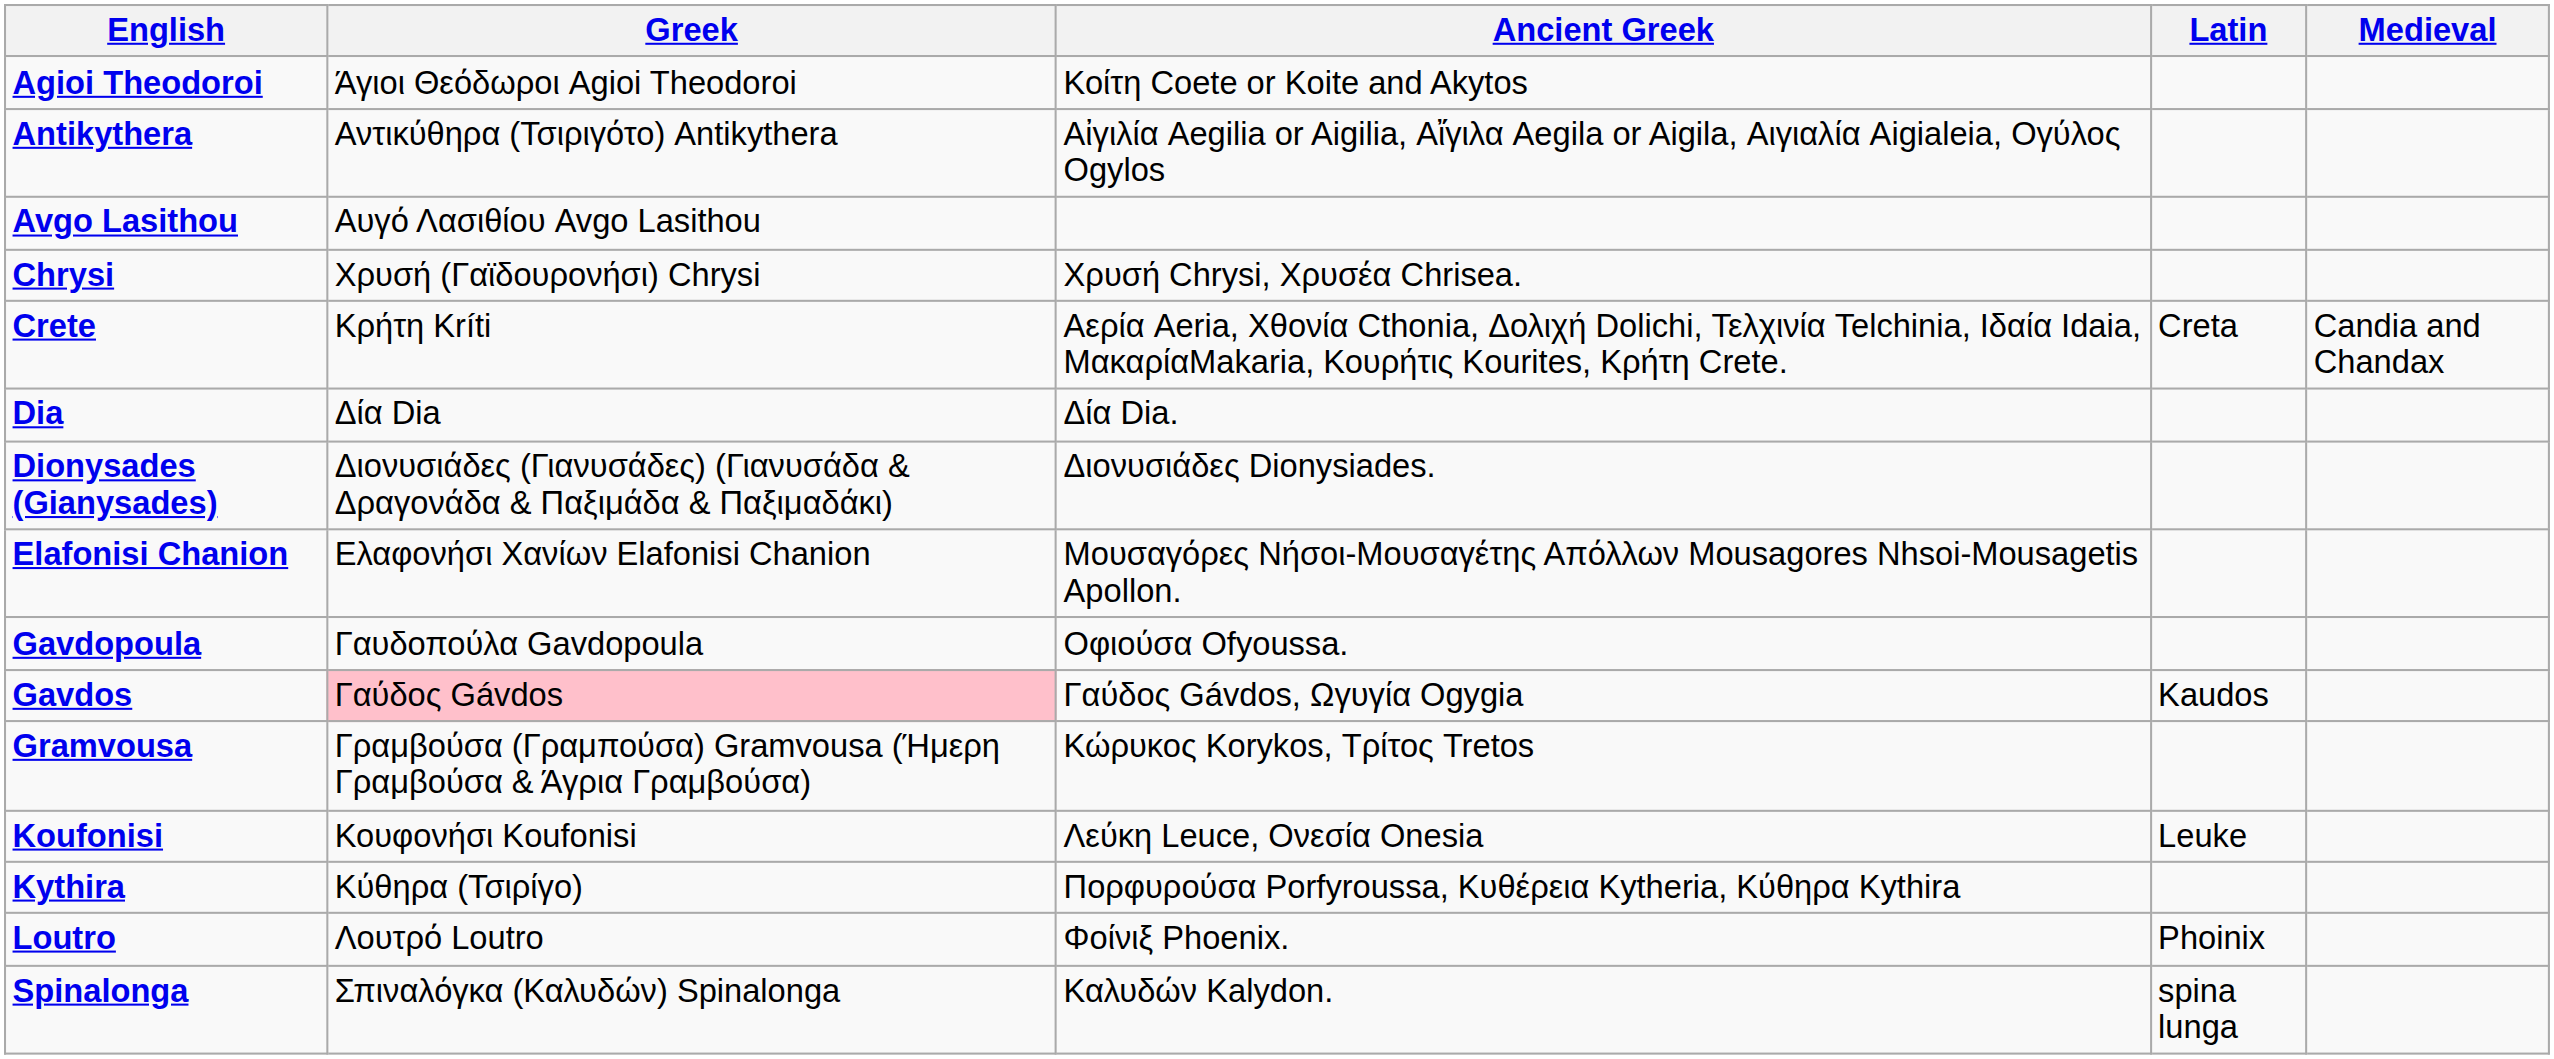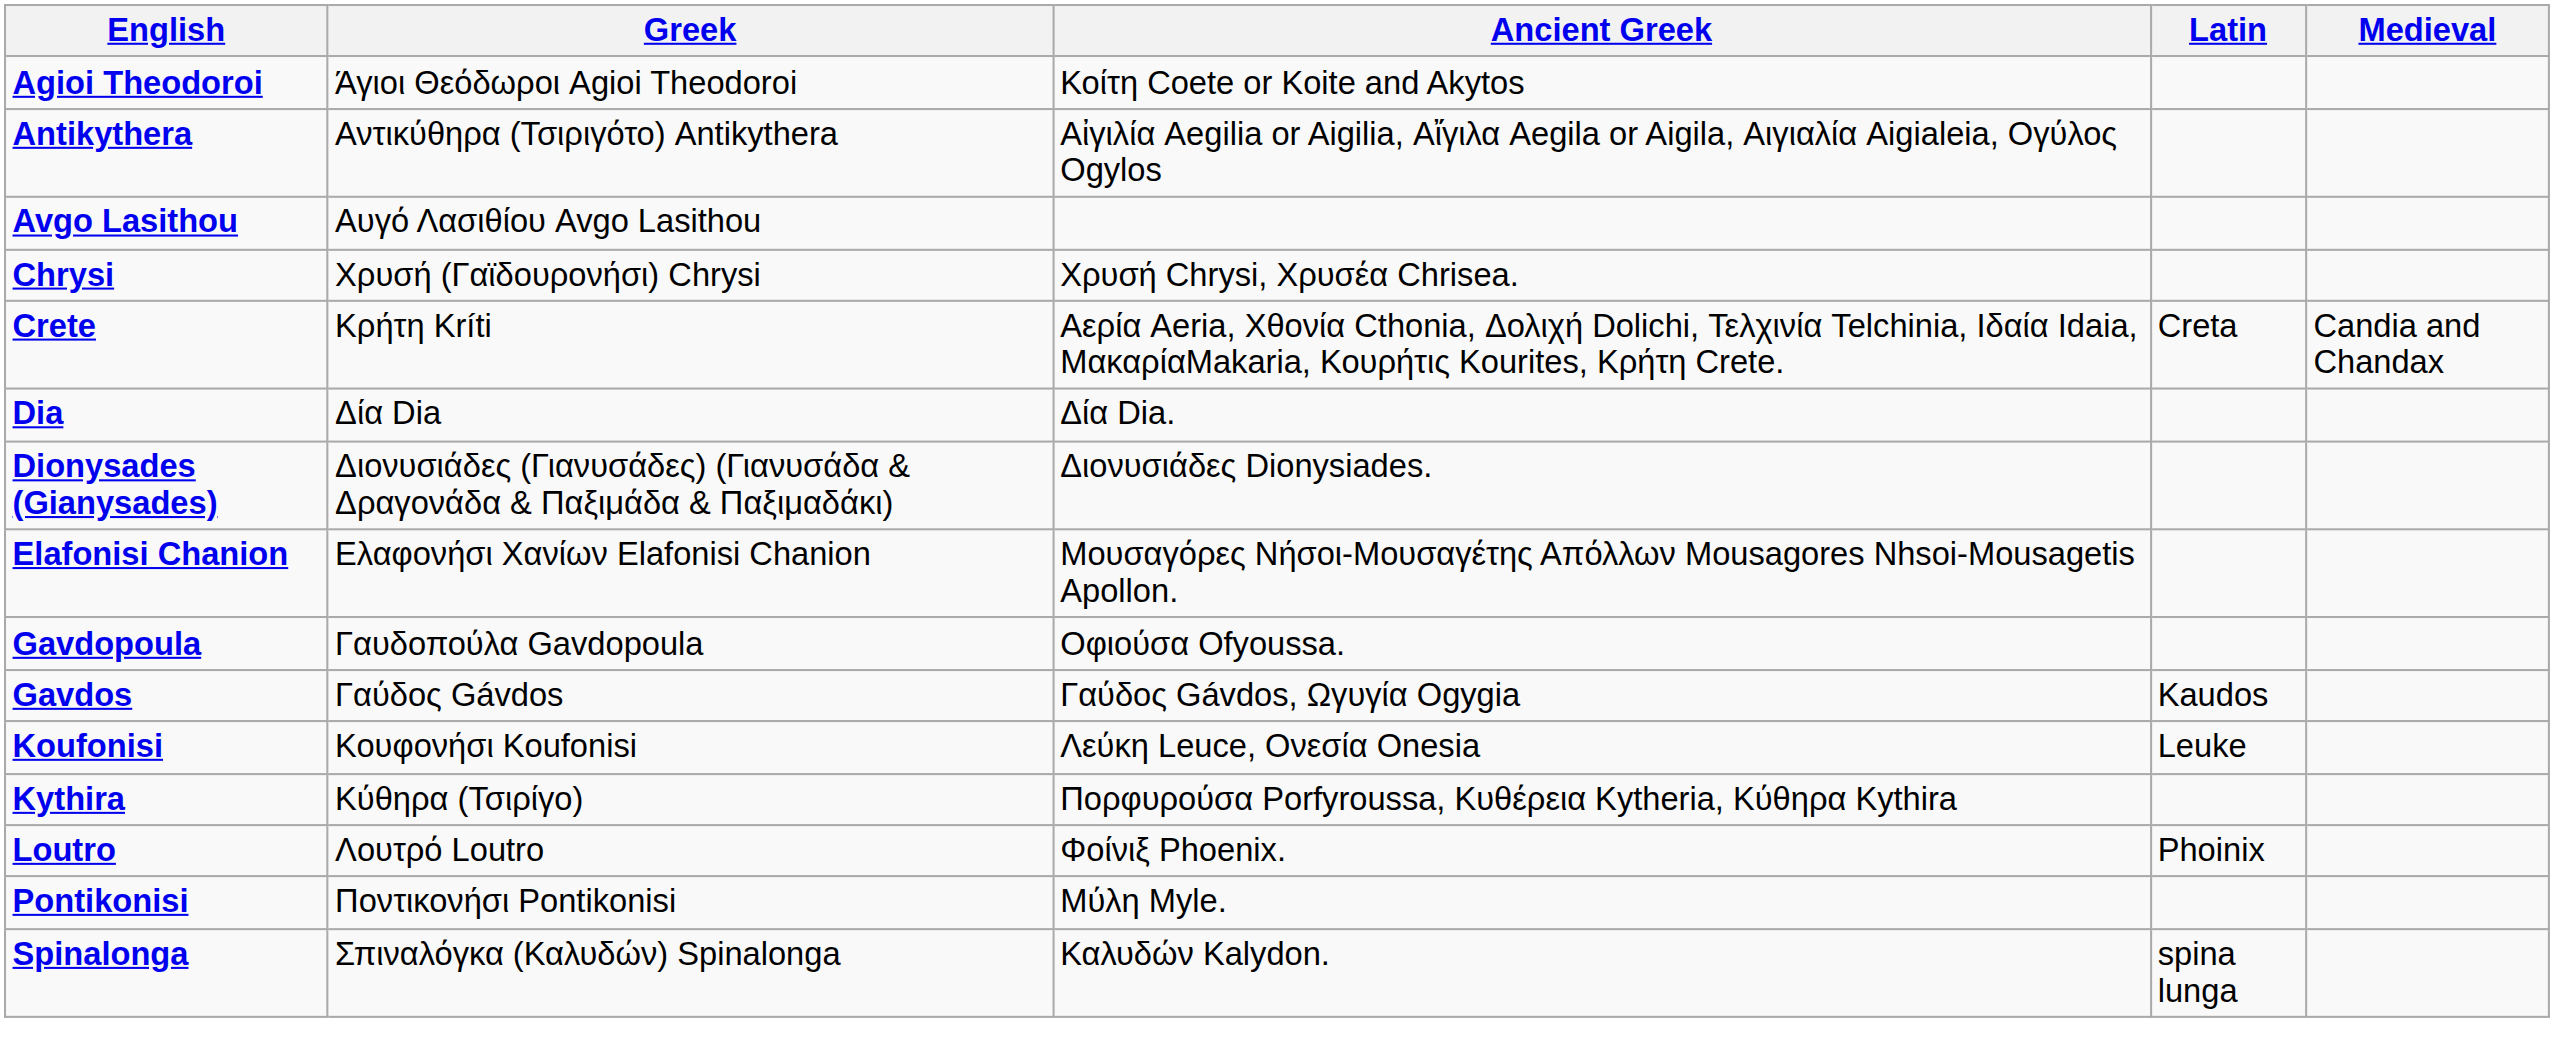(449, 694) pink background -> (449, 694) no background
- row: (102, 746)
+ row: (101, 901)
